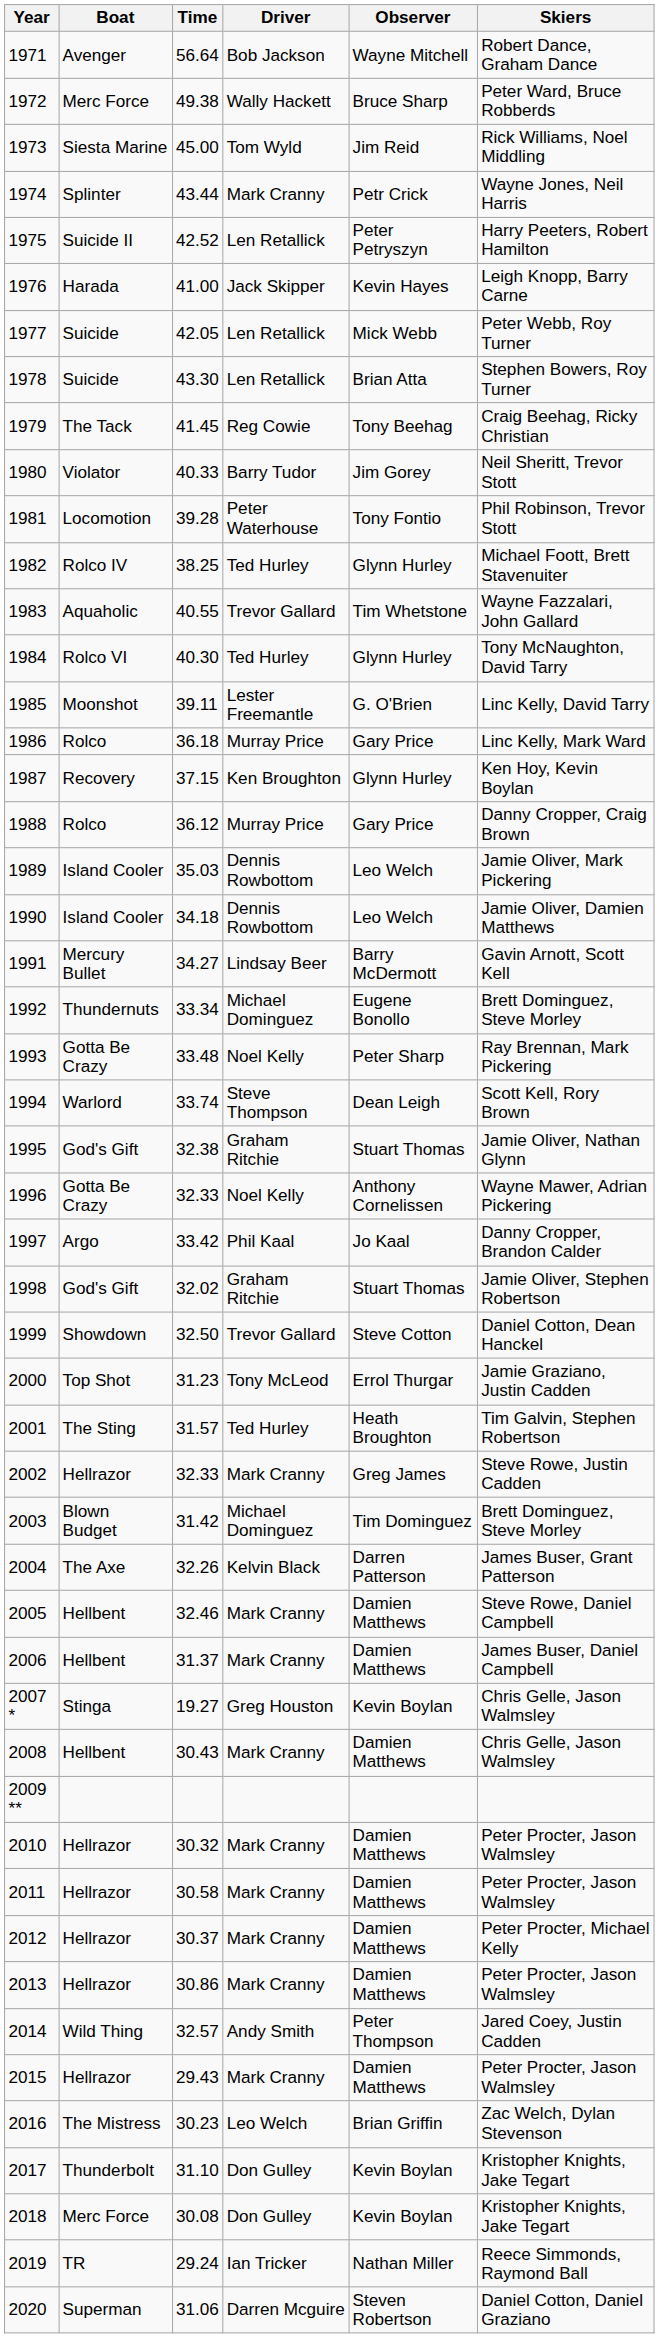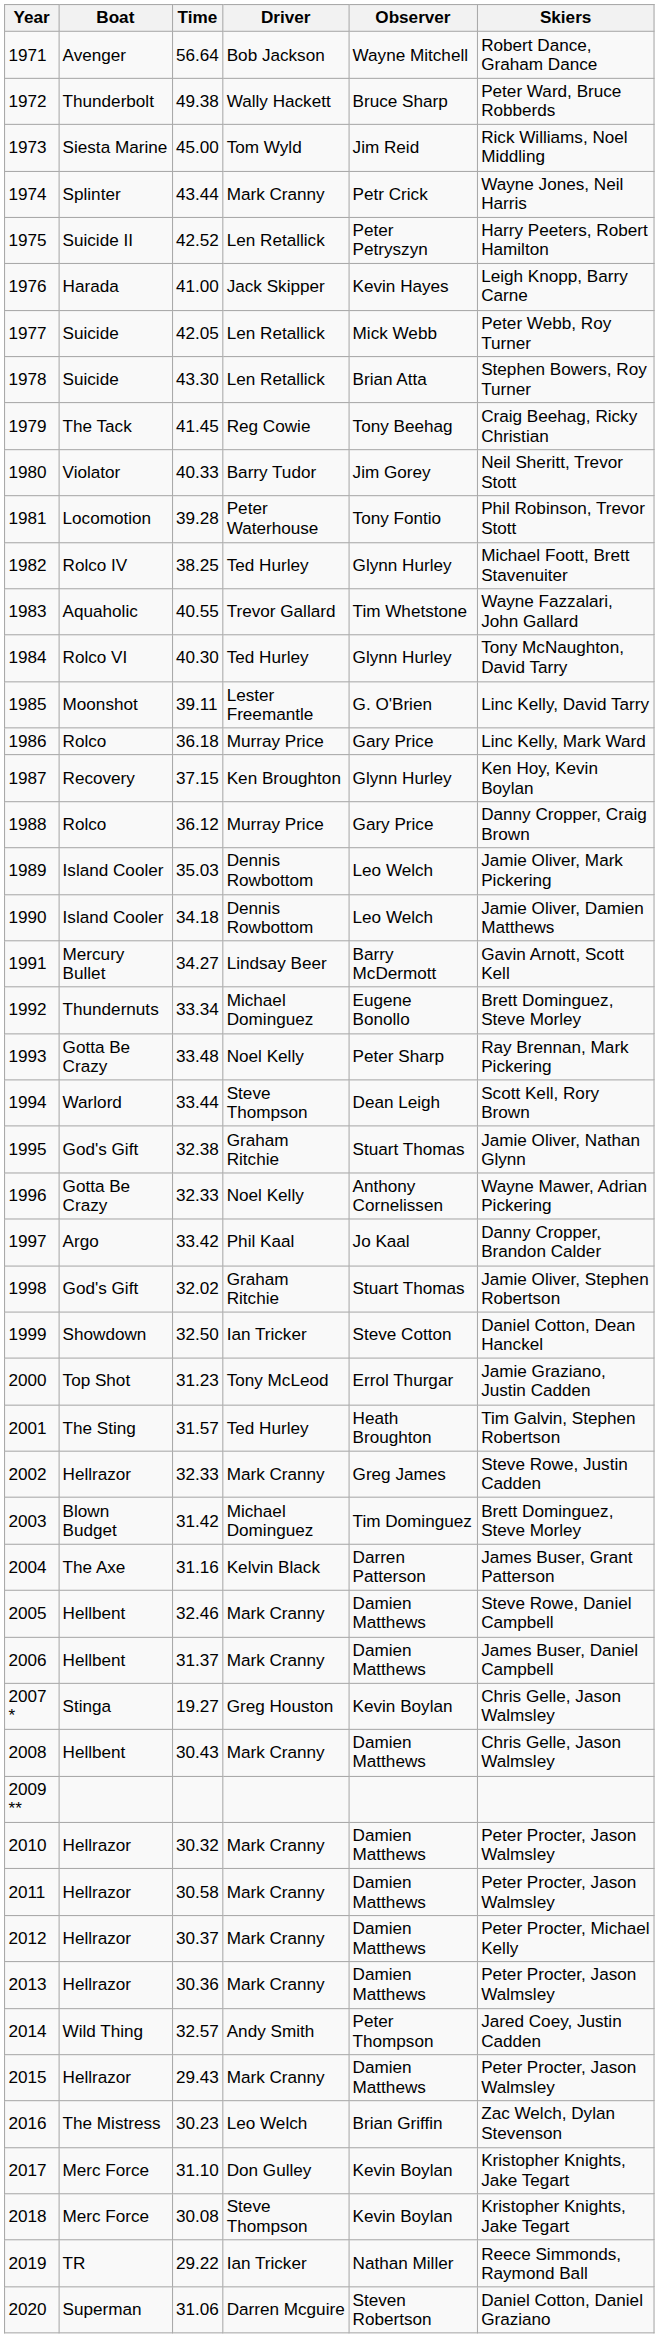(106, 101) Merc Force -> (108, 101) Thunderbolt
(197, 1103) 33.74 -> (197, 1103) 33.44
(281, 1335) Trevor Gallard -> (267, 1335) Ian Tricker
(197, 1567) 32.26 -> (197, 1567) 31.16
(197, 1984) 30.86 -> (197, 1984) 30.36
(108, 2170) Thunderbolt -> (106, 2170) Merc Force
(269, 2216) Don Gulley -> (267, 2216) Steve Thompson
(197, 2263) 29.24 -> (197, 2263) 29.22
